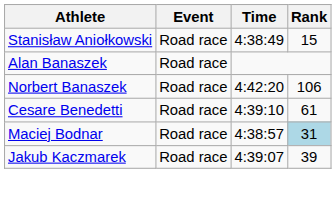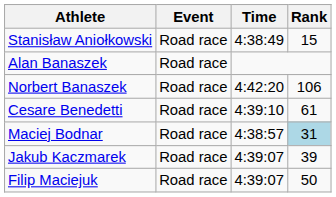+ row: (53, 181)
